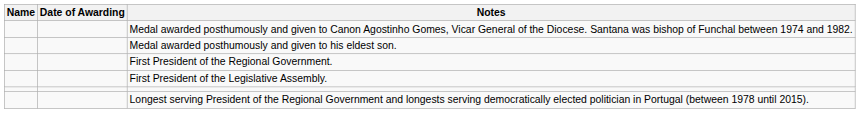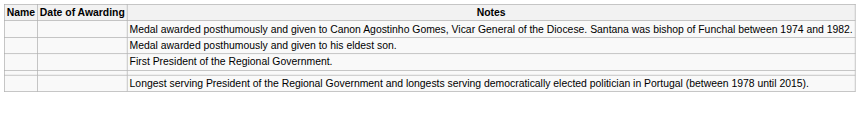- row: (228, 78)
